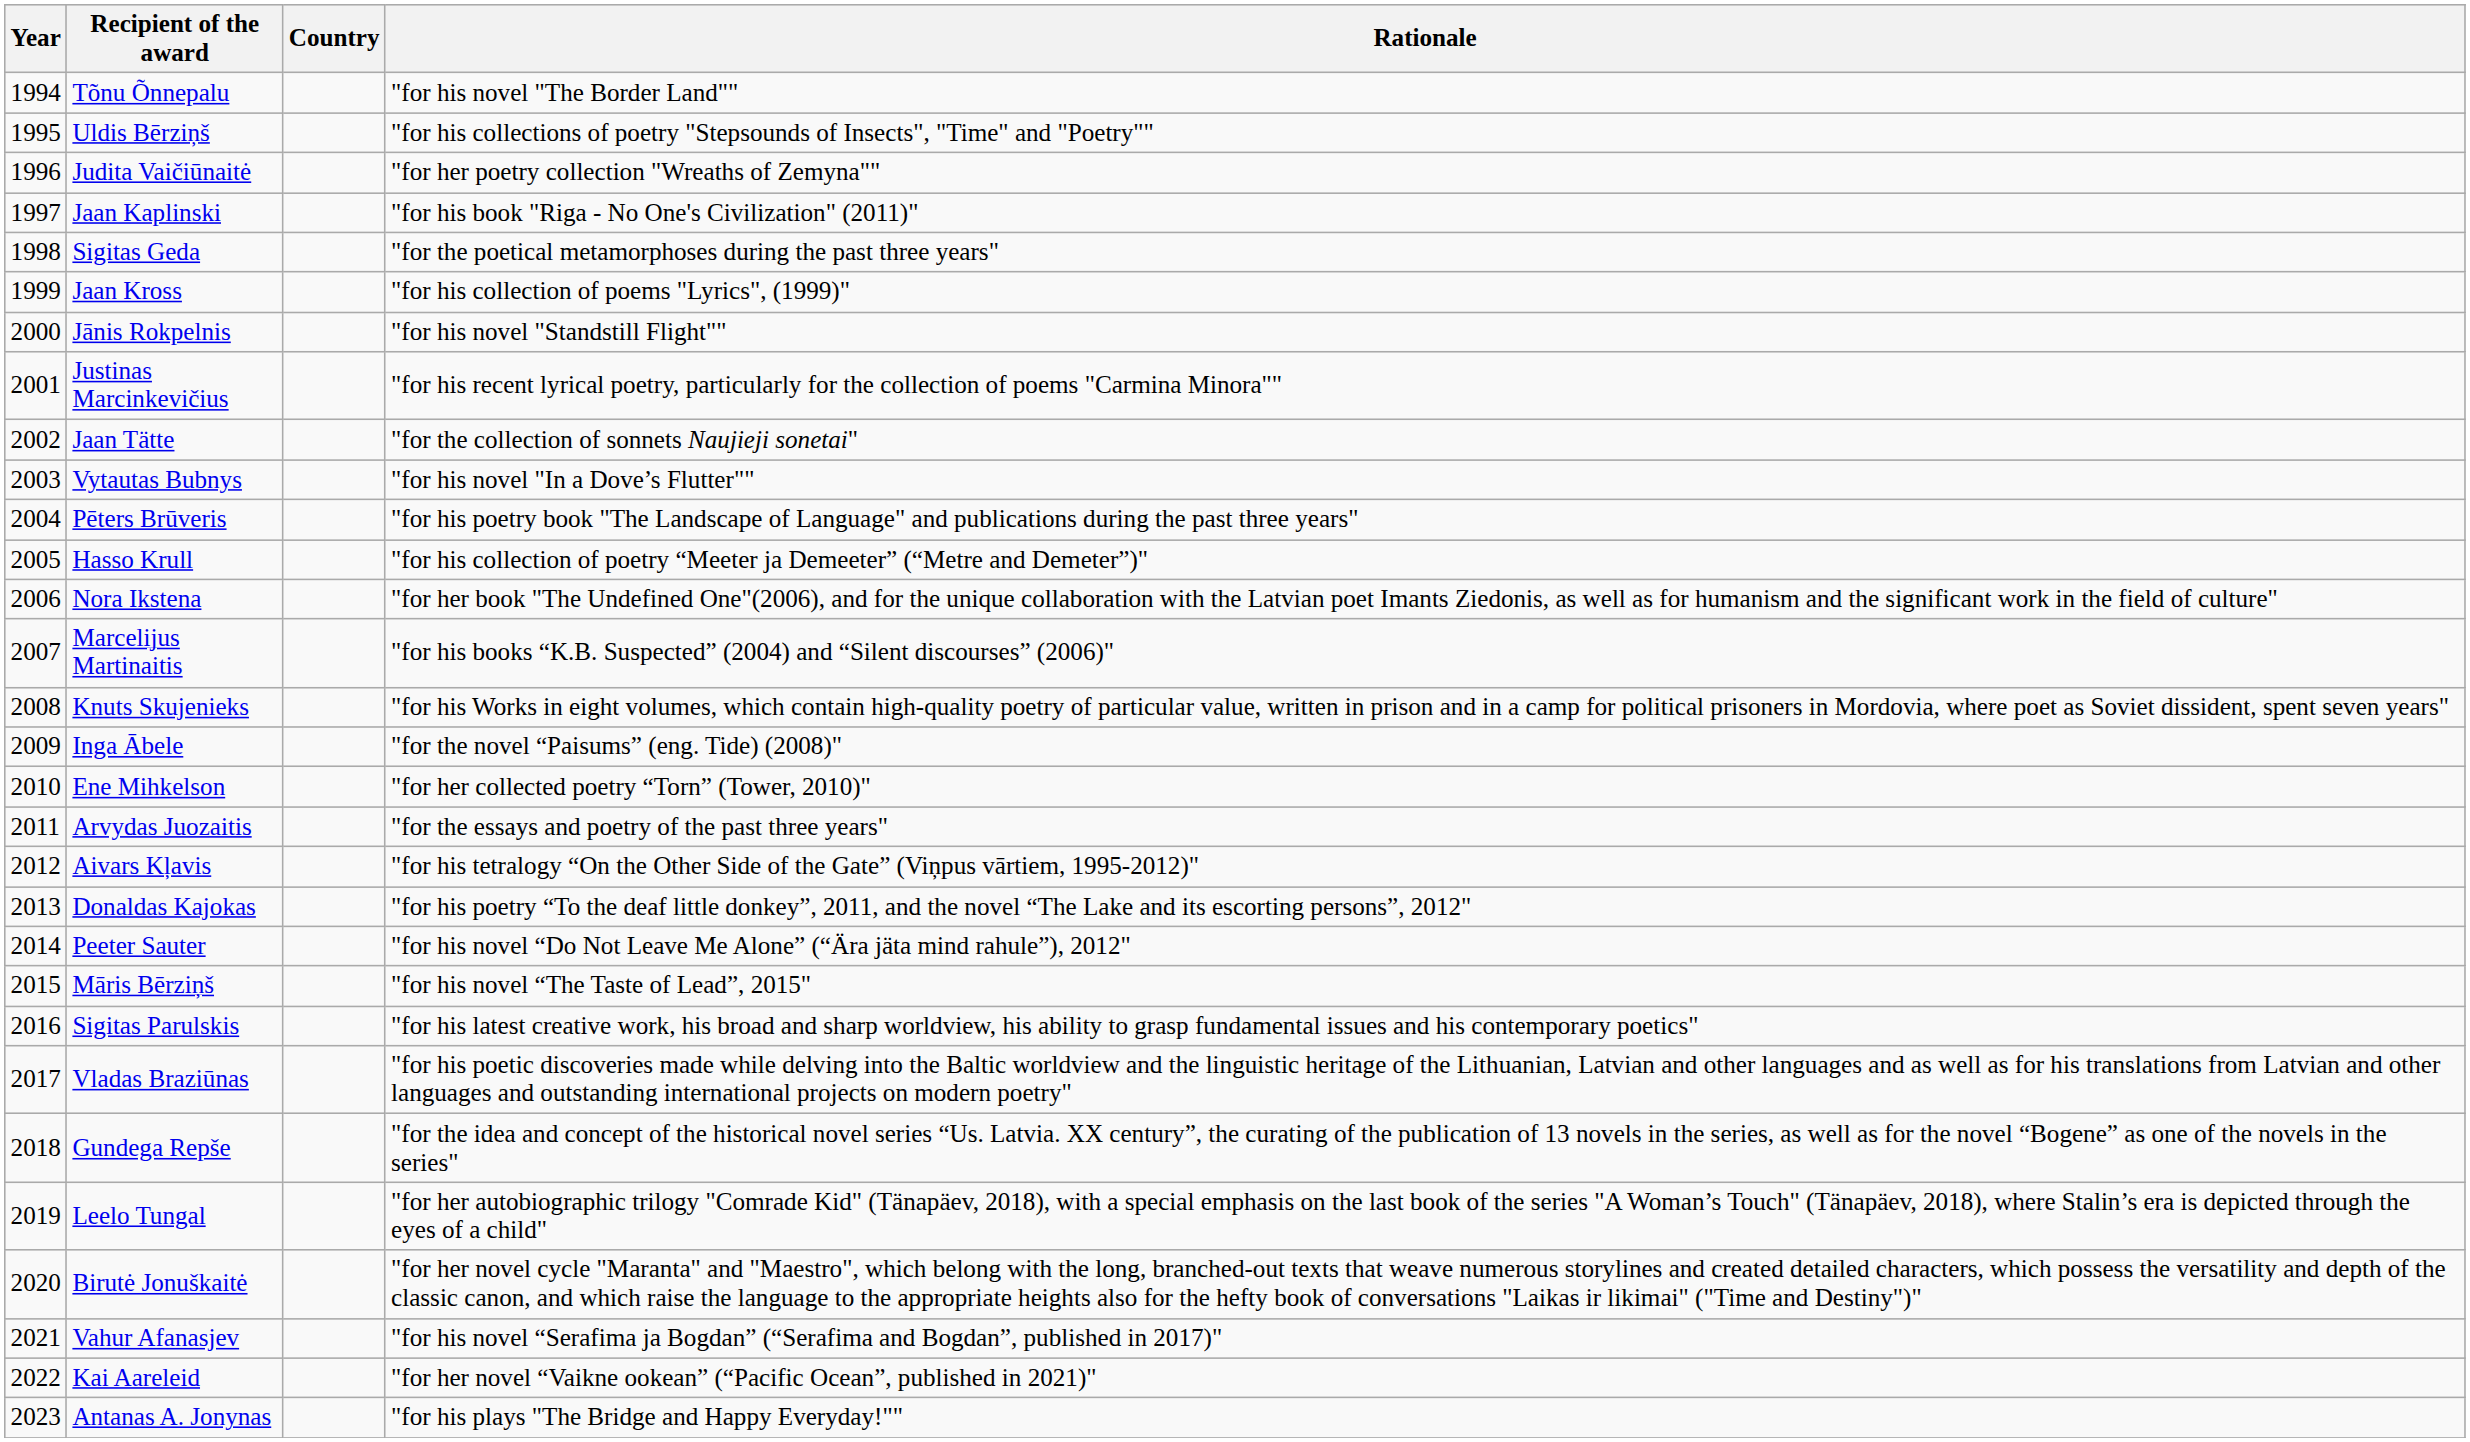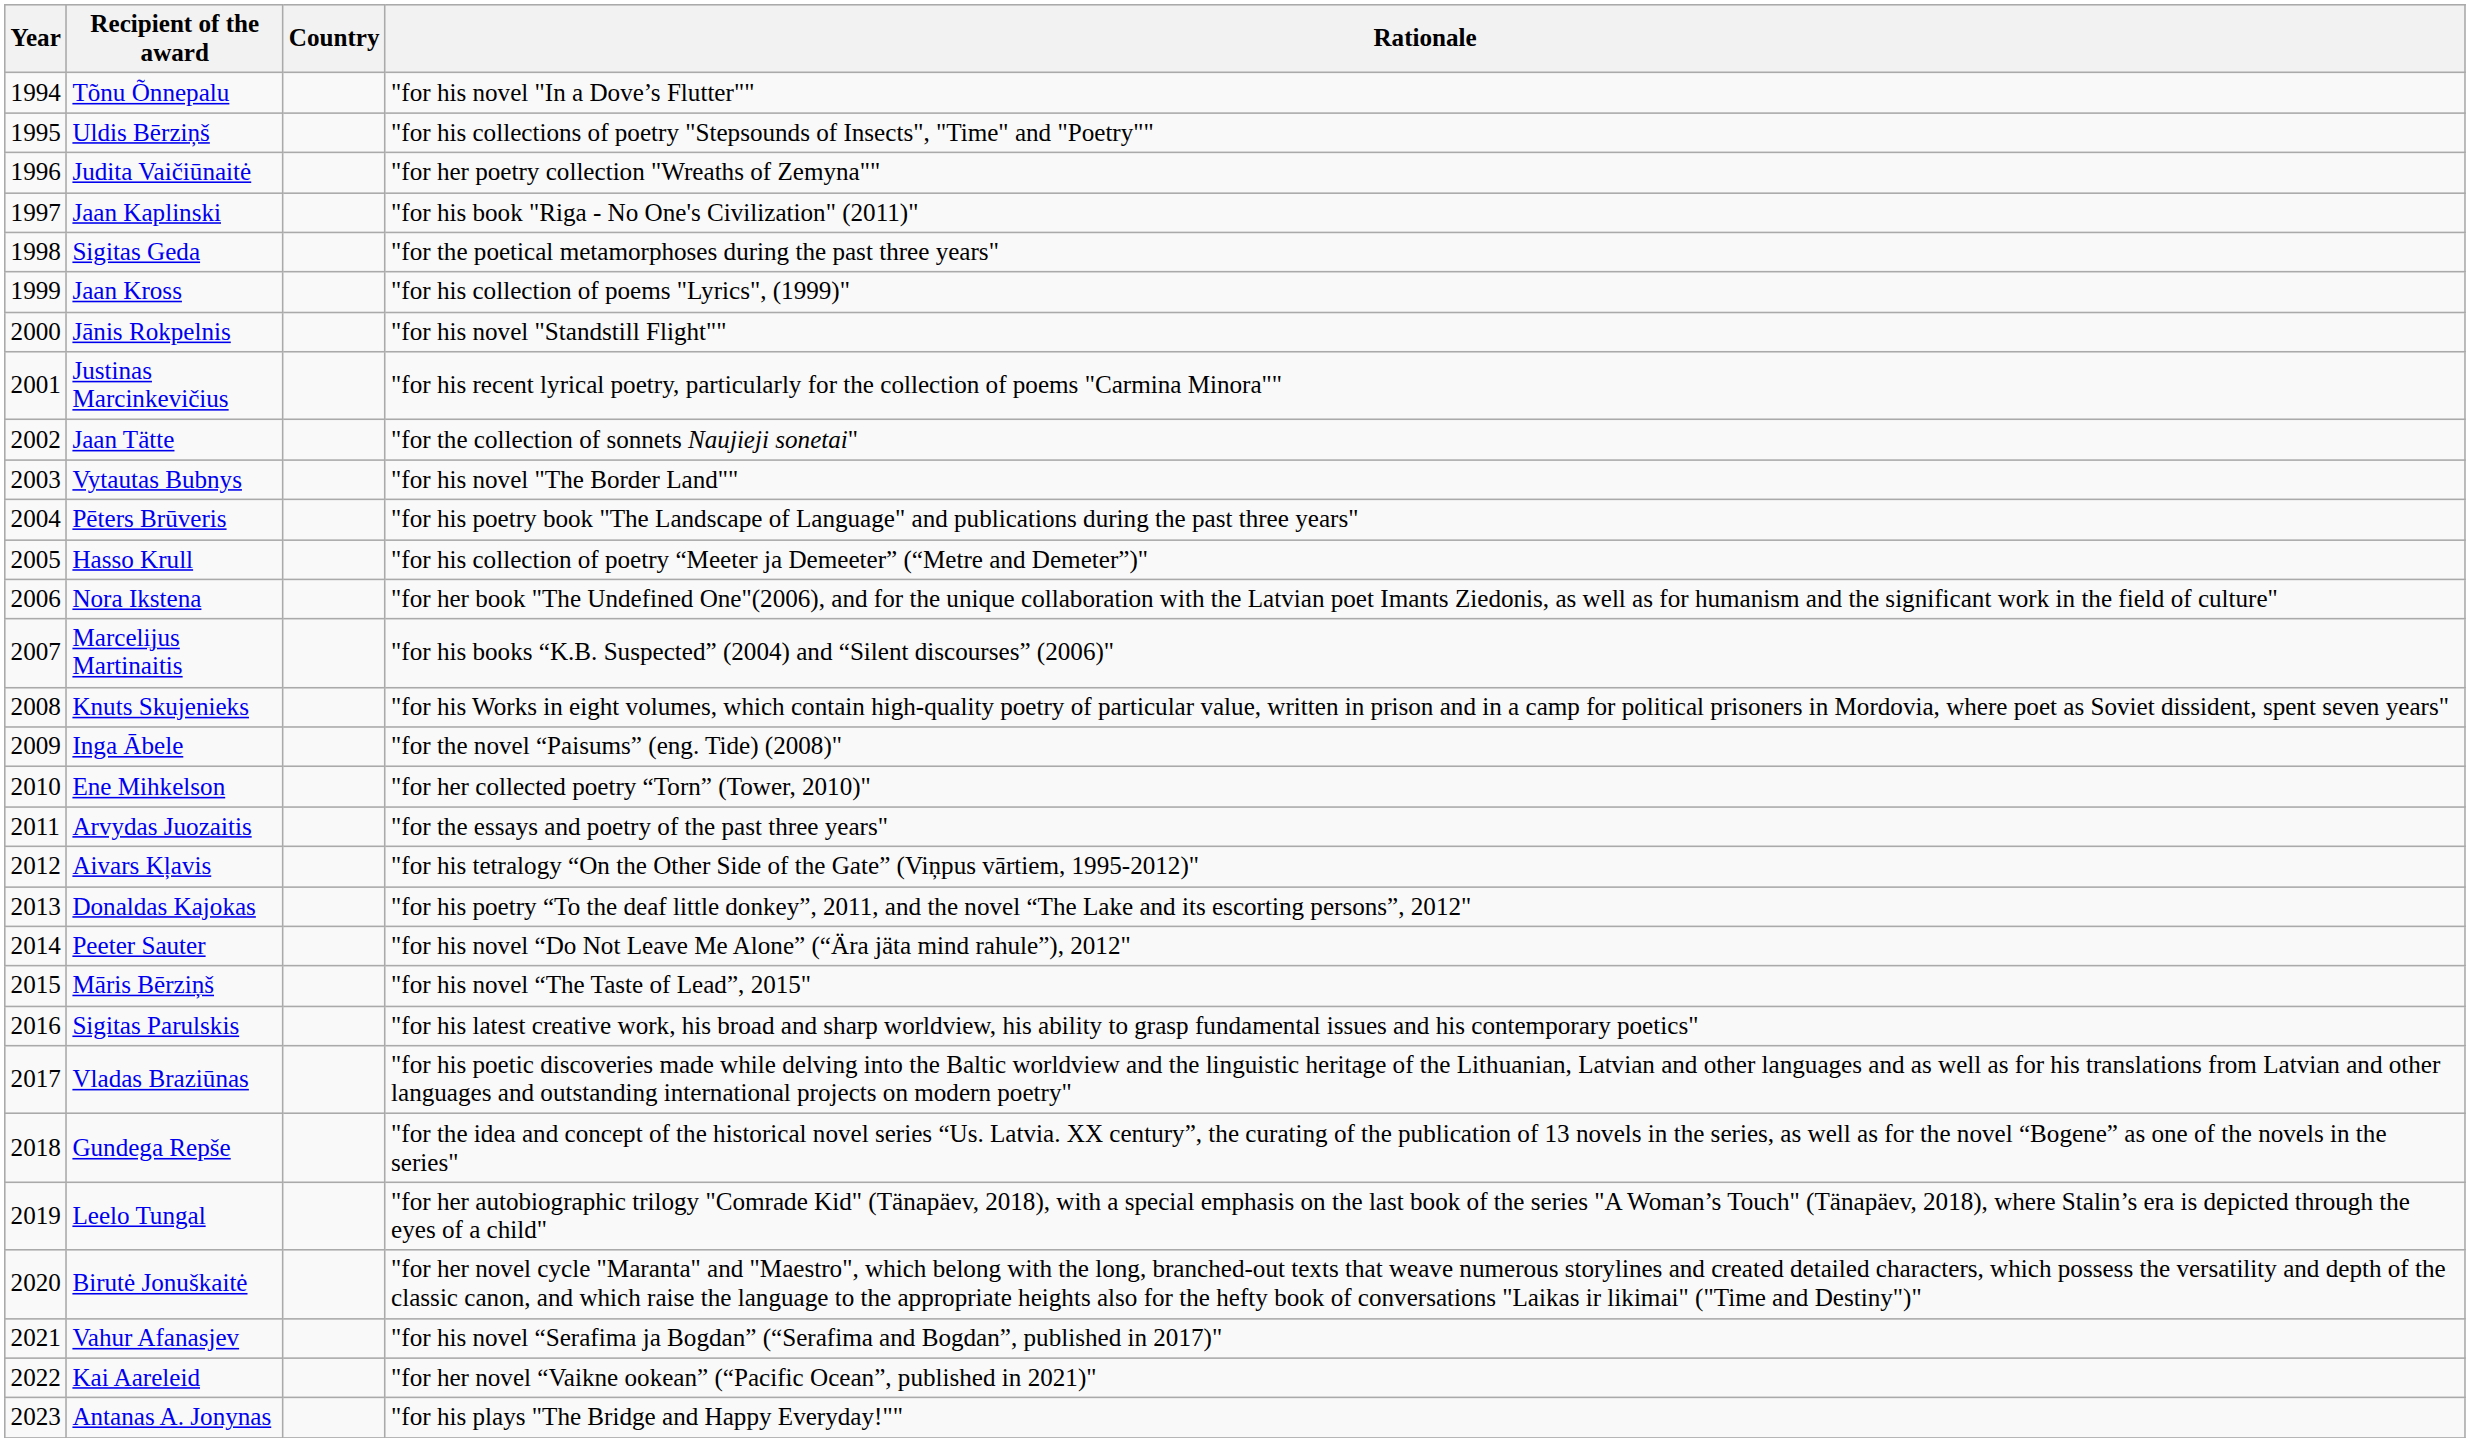(565, 92) "for his novel "The Border Land"" -> (573, 92) "for his novel "In a Dove’s Flutter""
(573, 479) "for his novel "In a Dove’s Flutter"" -> (565, 479) "for his novel "The Border Land""
